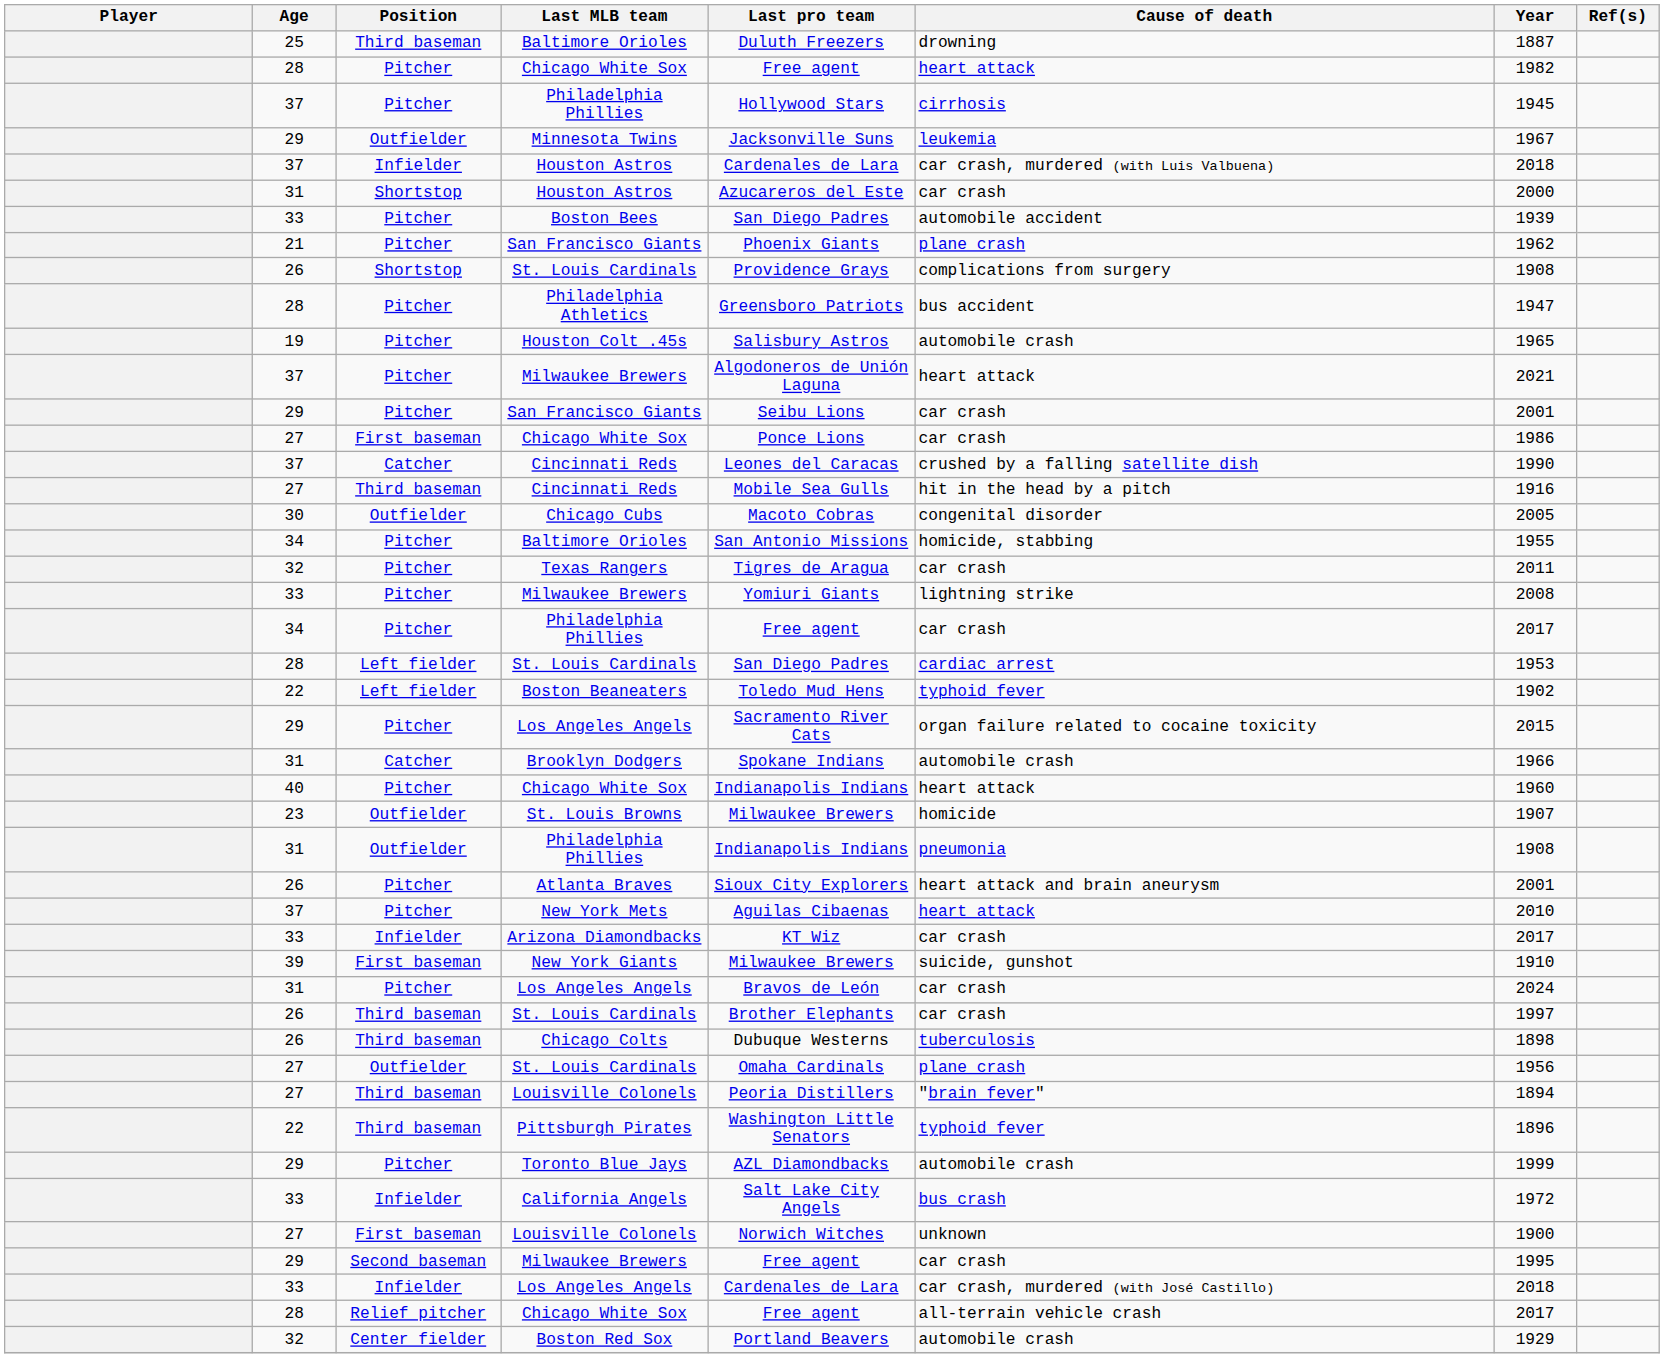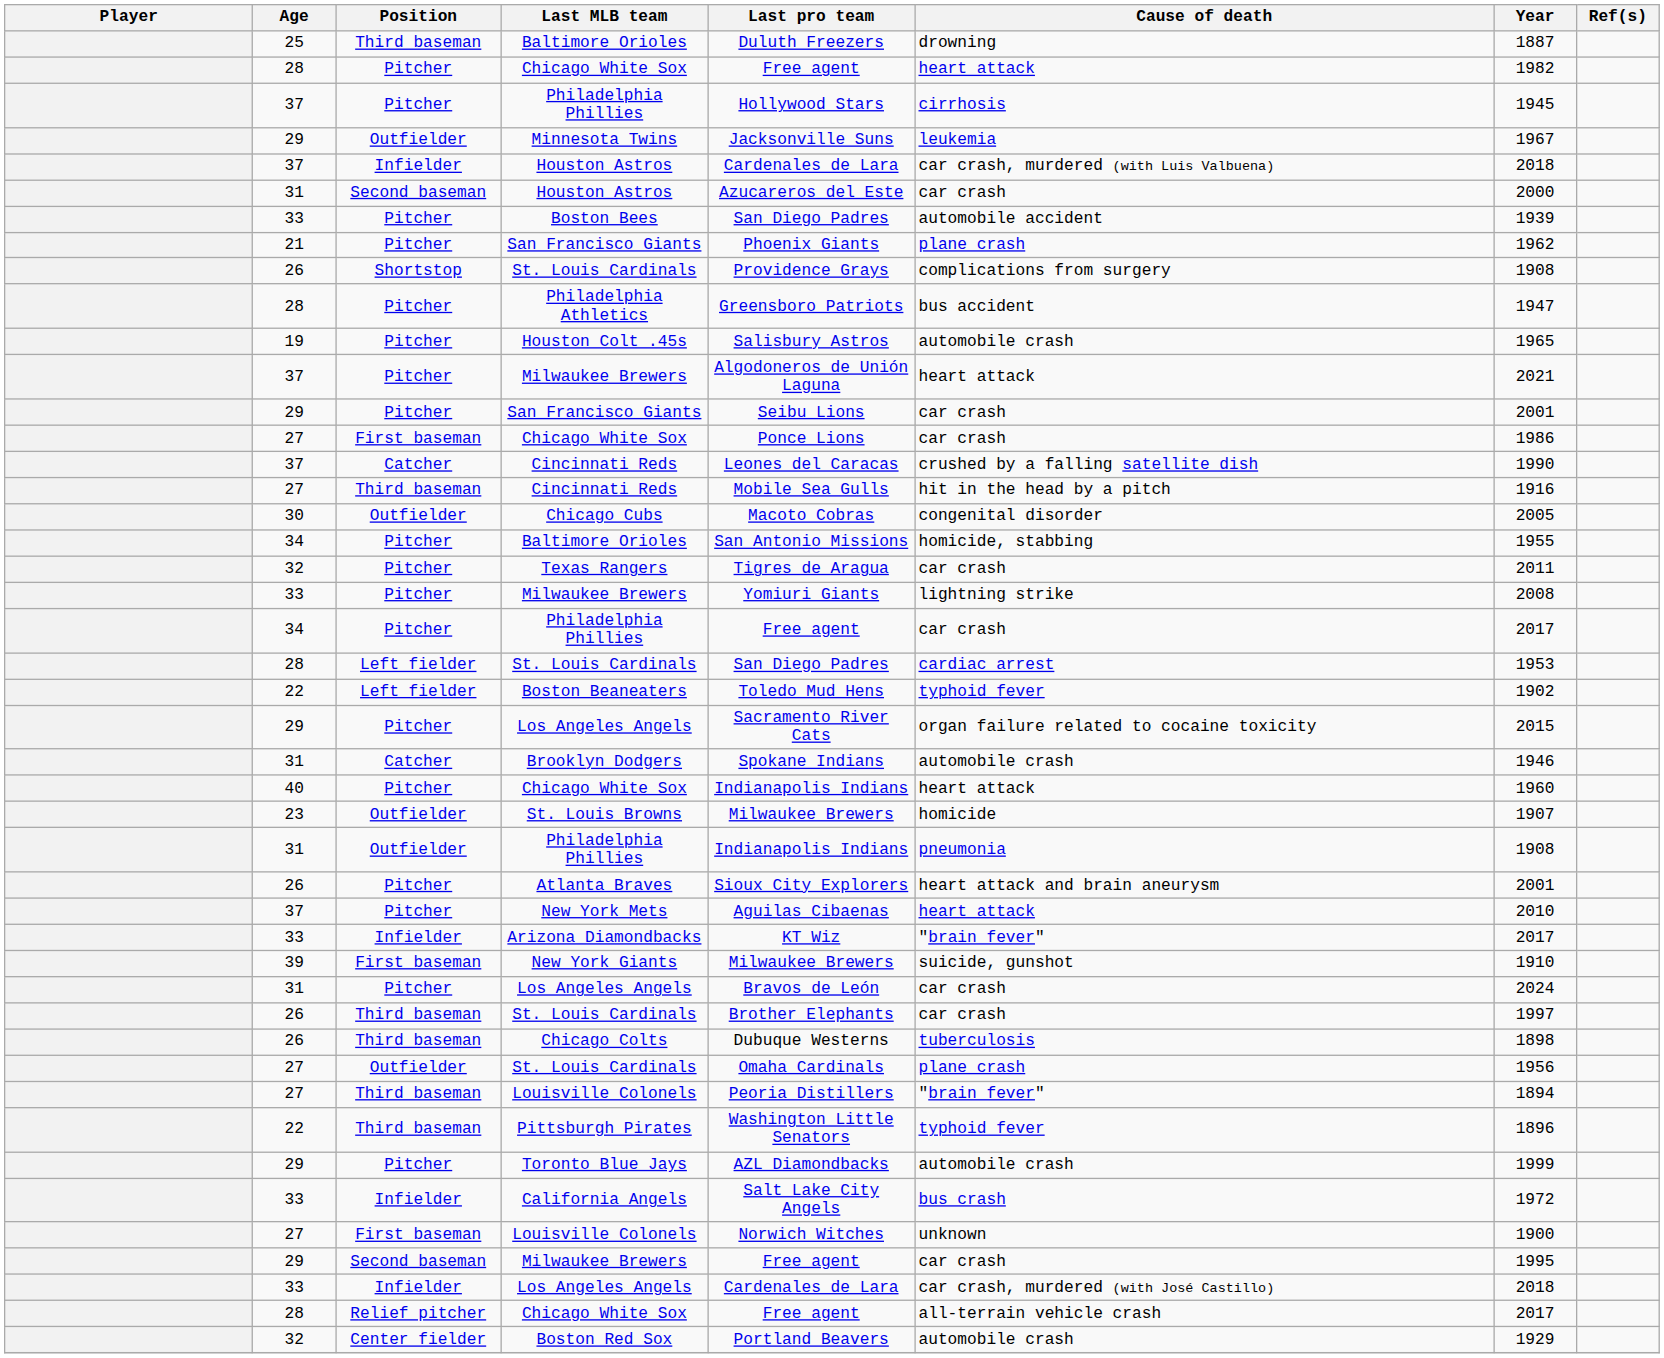(418, 193) Shortstop -> (418, 193) Second baseman
(1535, 763) 1966 -> (1535, 763) 1946
(962, 938) car crash -> (982, 938) "brain fever"
